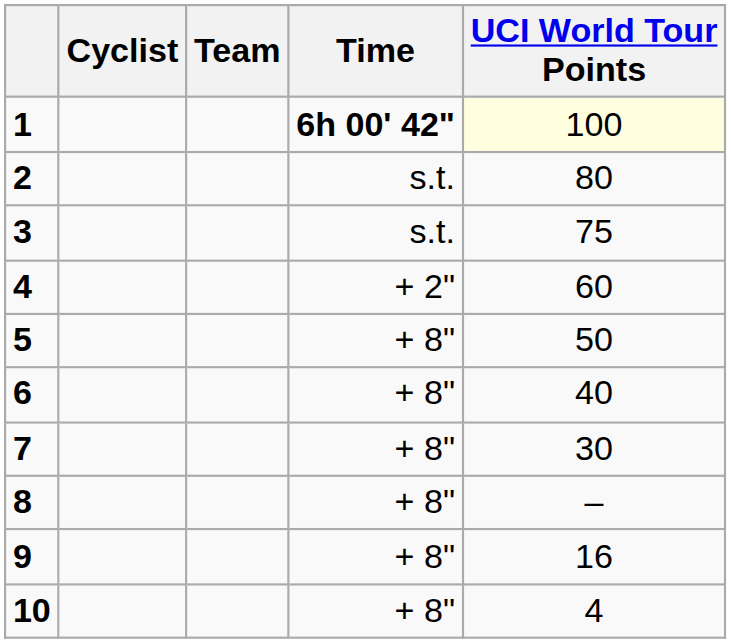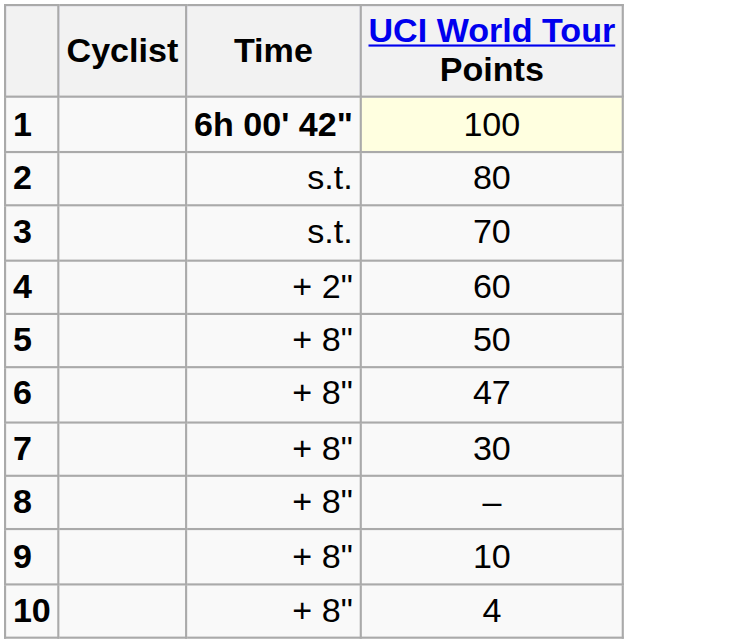- column: (237, 50)
(594, 232) 75 -> (492, 232) 70
(594, 394) 40 -> (492, 394) 47
(594, 556) 16 -> (492, 556) 10
